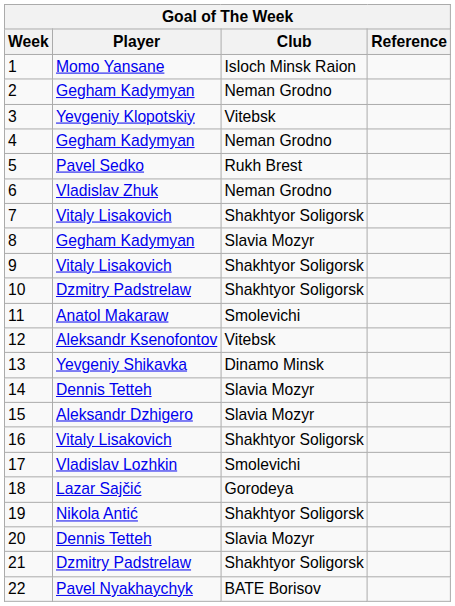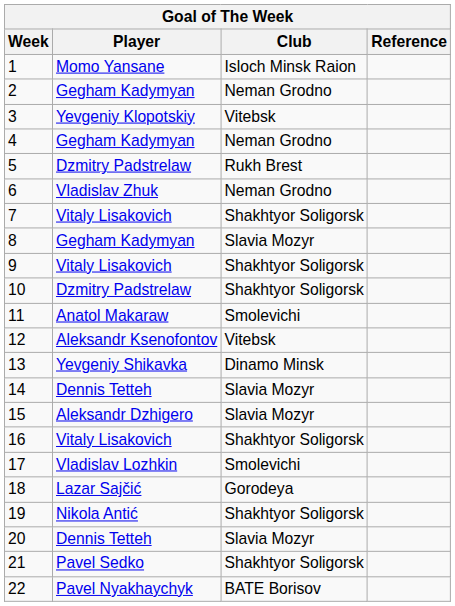(100, 166) Pavel Sedko -> (124, 166) Dzmitry Padstrelaw
(124, 564) Dzmitry Padstrelaw -> (100, 564) Pavel Sedko
